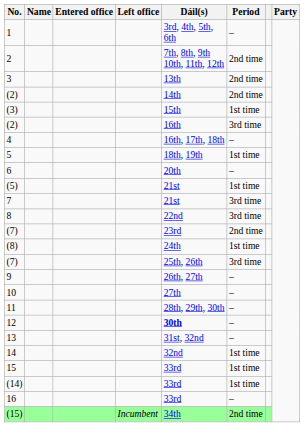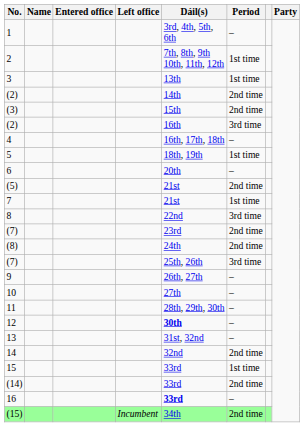(246, 58) 2nd time -> (244, 58) 1st time
(246, 79) 2nd time -> (244, 79) 1st time
(244, 109) 1st time -> (246, 109) 2nd time
(244, 185) 1st time -> (246, 185) 2nd time
(245, 201) 3rd time -> (244, 201) 1st time
(244, 246) 1st time -> (246, 246) 2nd time
(244, 353) 1st time -> (246, 353) 2nd time
(244, 383) 1st time -> (246, 383) 2nd time
(173, 399) normal -> (173, 399) bold
